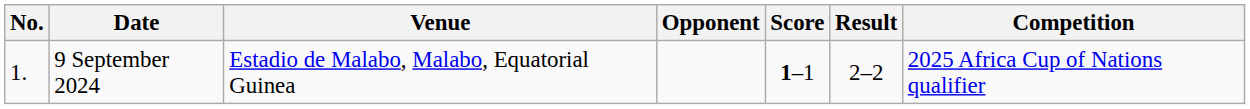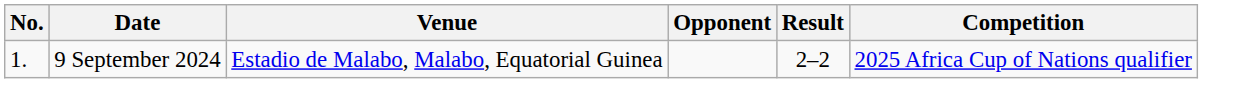- column: (797, 22)
